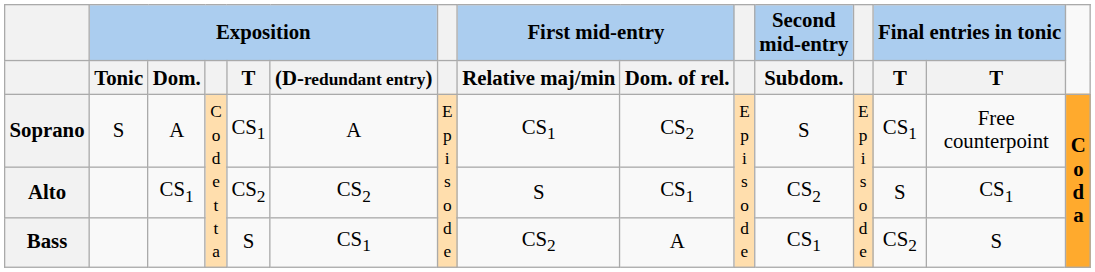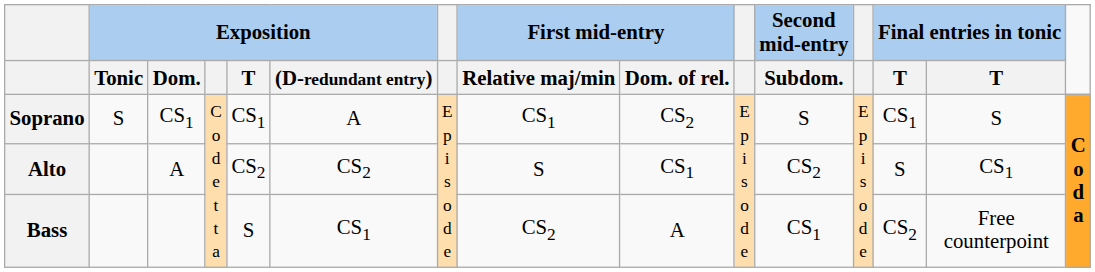(177, 130) A -> (177, 118) CS1
(996, 130) Free counterpoint -> (996, 118) S
(177, 192) CS1 -> (177, 168) A
(996, 242) S -> (996, 230) Free counterpoint
